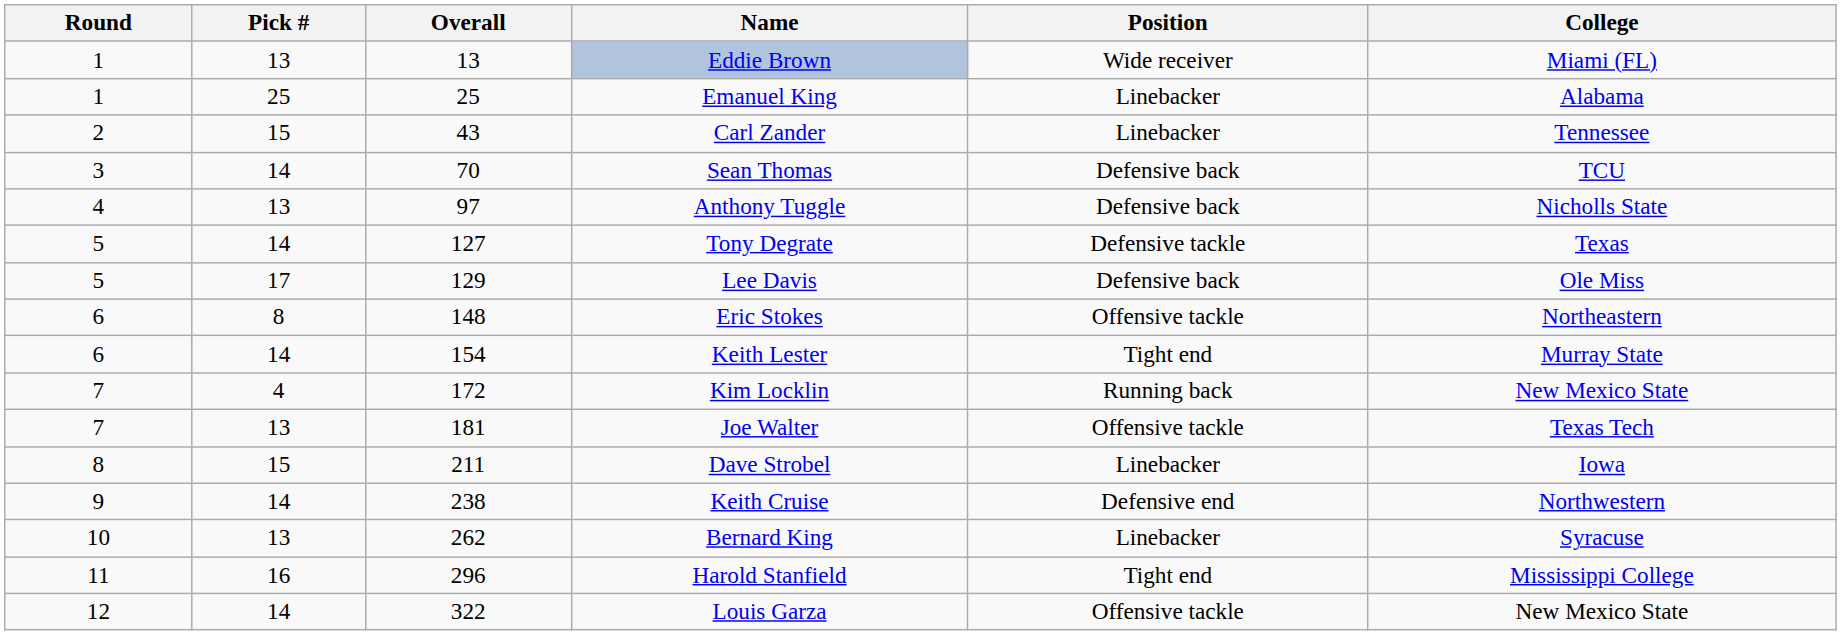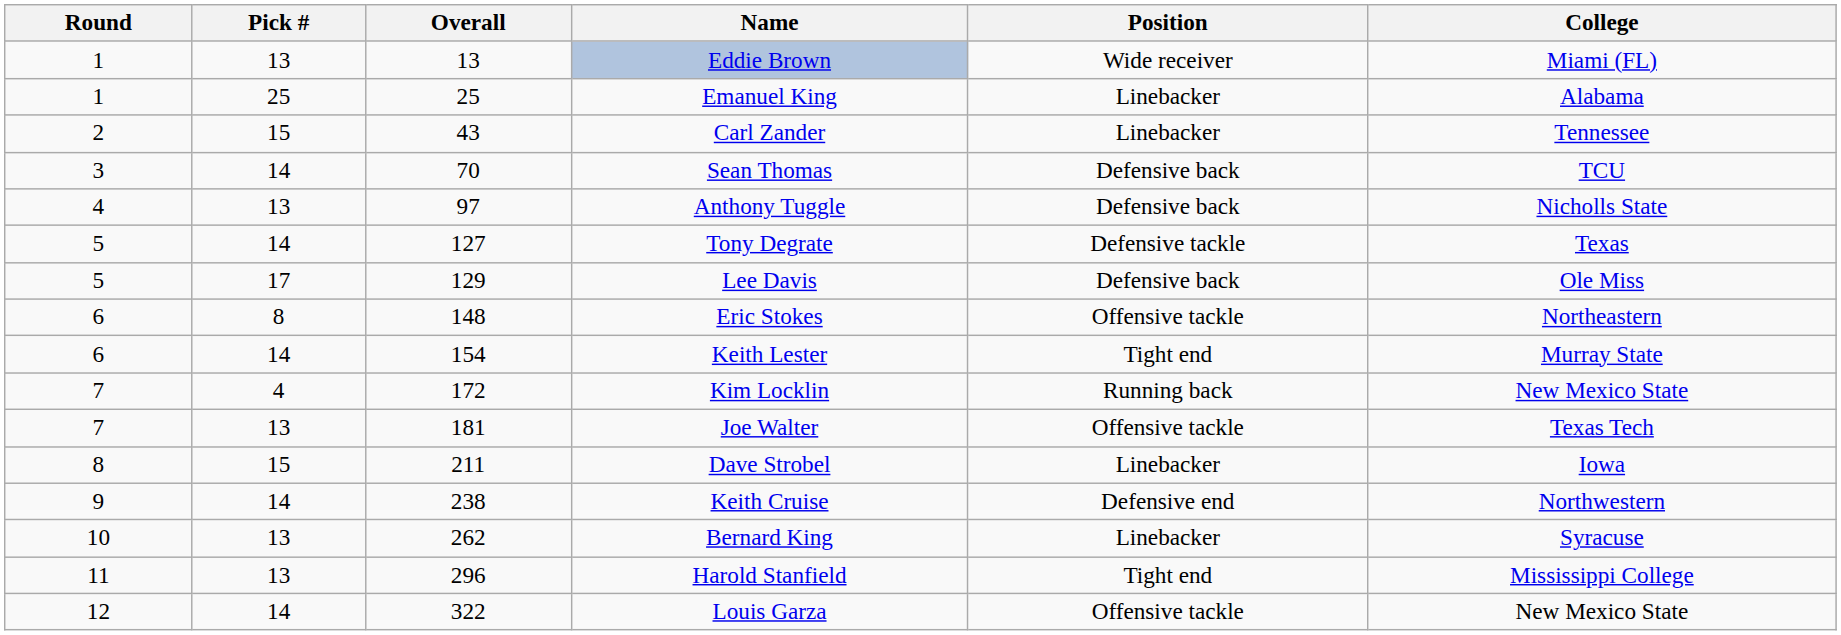(279, 574) 16 -> (279, 574) 13
